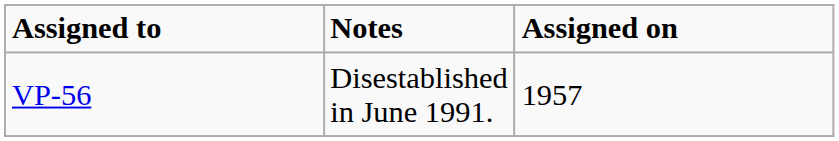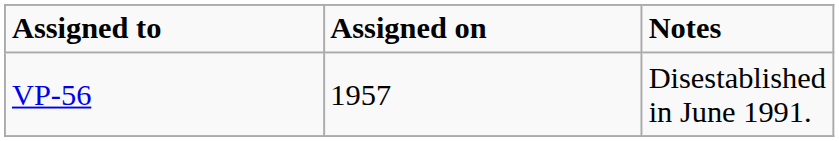columns swapped: (600, 28) <-> (367, 28)
